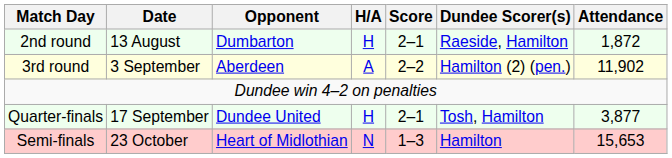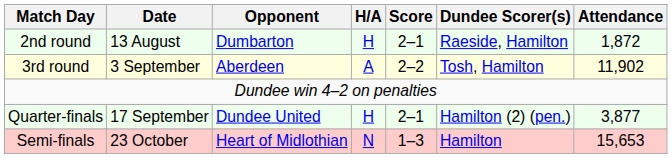(505, 66) Hamilton (2) (pen.) -> (492, 66) Tosh, Hamilton
(492, 116) Tosh, Hamilton -> (505, 116) Hamilton (2) (pen.)
